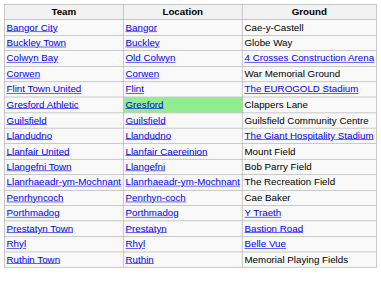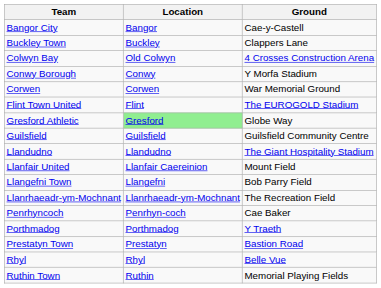(268, 43) Globe Way -> (276, 43) Clappers Lane
+ row: (41, 74)
(276, 105) Clappers Lane -> (268, 120) Globe Way
